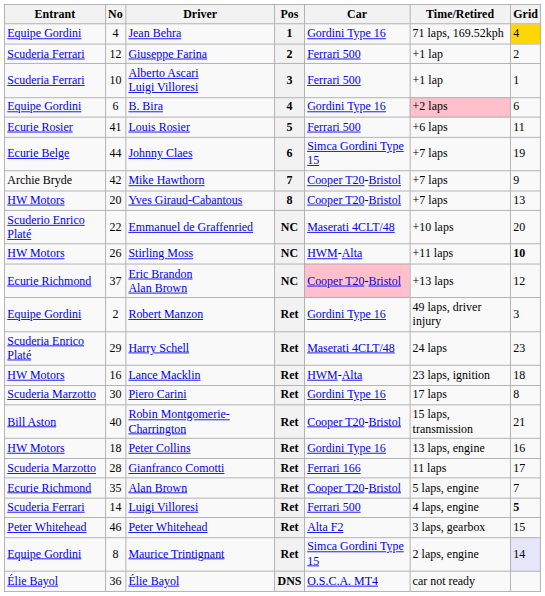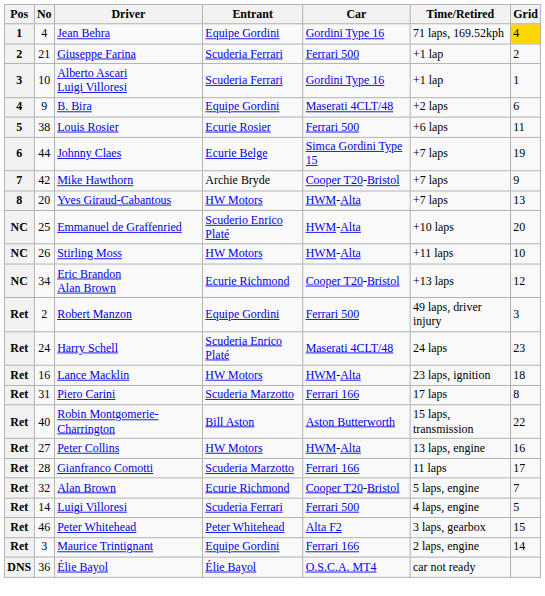columns swapped: (290, 13) <-> (55, 13)
(115, 53) 12 -> (44, 53) 21
(334, 80) Ferrari 500 -> (345, 80) Gordini Type 16
(115, 107) 6 -> (44, 107) 9
(346, 107) Gordini Type 16 -> (349, 107) Maserati 4CLT/48
(430, 107) pink background -> (430, 107) no background
(115, 126) 41 -> (44, 126) 38
(354, 200) Cooper T20-Bristol -> (333, 200) HWM-Alta
(115, 226) 22 -> (44, 226) 25
(351, 226) Maserati 4CLT/48 -> (333, 226) HWM-Alta
(519, 253) bold -> (519, 253) normal
(115, 280) 37 -> (44, 280) 34
(354, 280) pink background -> (353, 280) no background
(346, 314) Gordini Type 16 -> (332, 314) Ferrari 500
(115, 348) 29 -> (44, 348) 24
(115, 394) 30 -> (44, 394) 31
(346, 394) Gordini Type 16 -> (332, 394) Ferrari 166
(354, 421) Cooper T20-Bristol -> (350, 421) Aston Butterworth
(519, 421) 21 -> (519, 421) 22
(115, 448) 18 -> (44, 448) 27
(346, 448) Gordini Type 16 -> (333, 448) HWM-Alta
(115, 487) 35 -> (44, 487) 32
(516, 507) bold -> (516, 507) normal
(115, 553) 8 -> (44, 546) 3
(355, 553) Simca Gordini Type 15 -> (332, 546) Ferrari 166
(519, 553) lavender background -> (519, 546) no background
